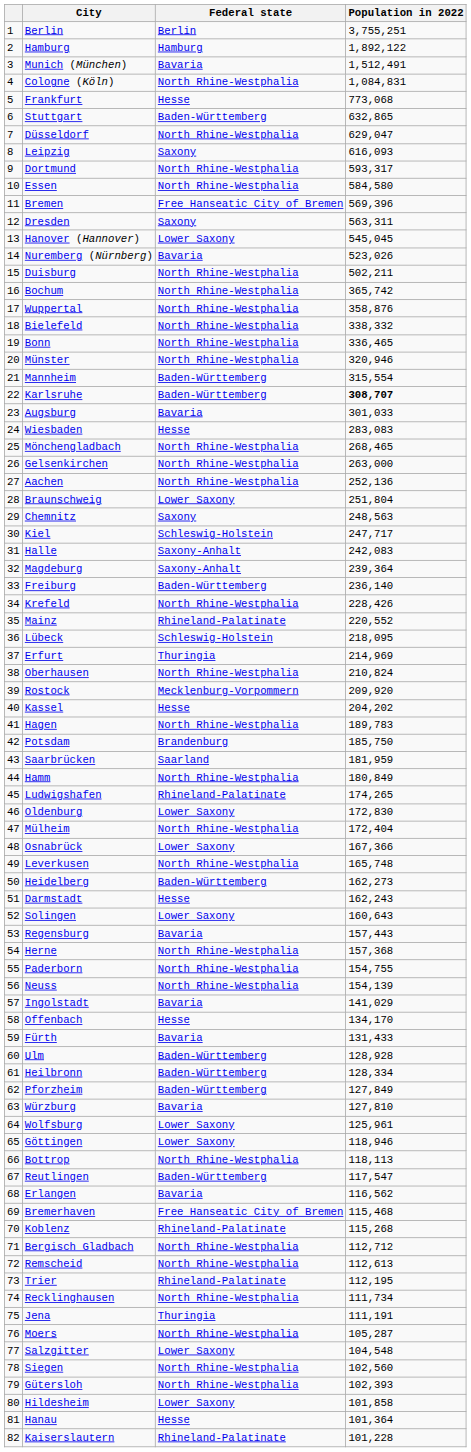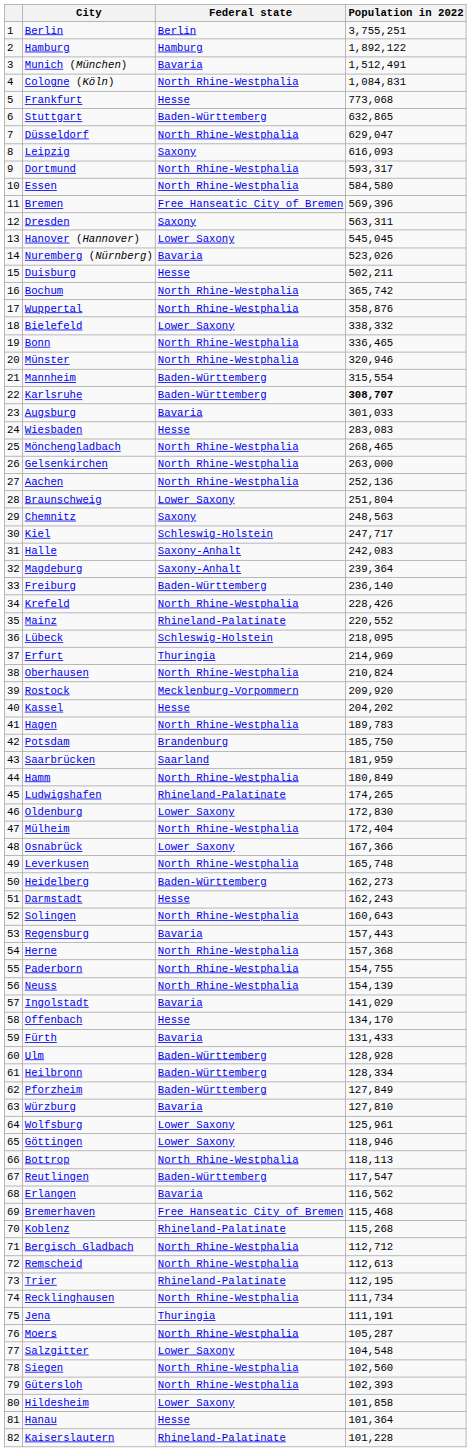(228, 274) North Rhine-Westphalia -> (174, 274) Hesse
(228, 326) North Rhine-Westphalia -> (196, 326) Lower Saxony
(196, 917) Lower Saxony -> (228, 917) North Rhine-Westphalia
